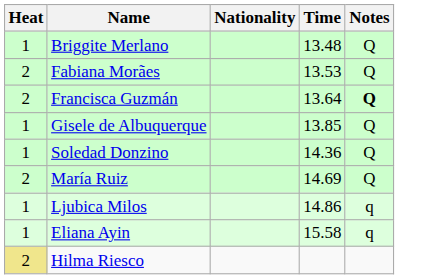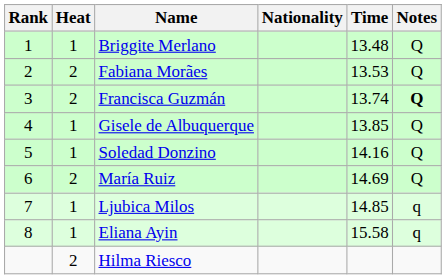+ column: (28, 17)
(322, 98) 13.64 -> (370, 98) 13.74
(322, 152) 14.36 -> (370, 152) 14.16
(322, 206) 14.86 -> (370, 206) 14.85
(26, 260) khaki background -> (73, 260) no background
